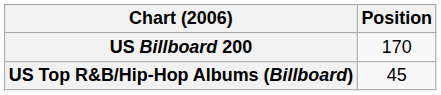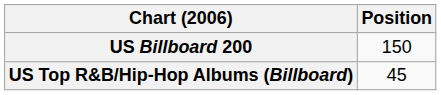(397, 47) 170 -> (397, 47) 150
